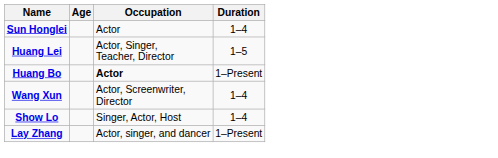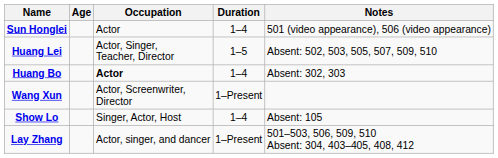+ column: (379, 13)
(239, 73) 1–Present -> (239, 73) 1–4
(239, 95) 1–4 -> (239, 95) 1–Present
